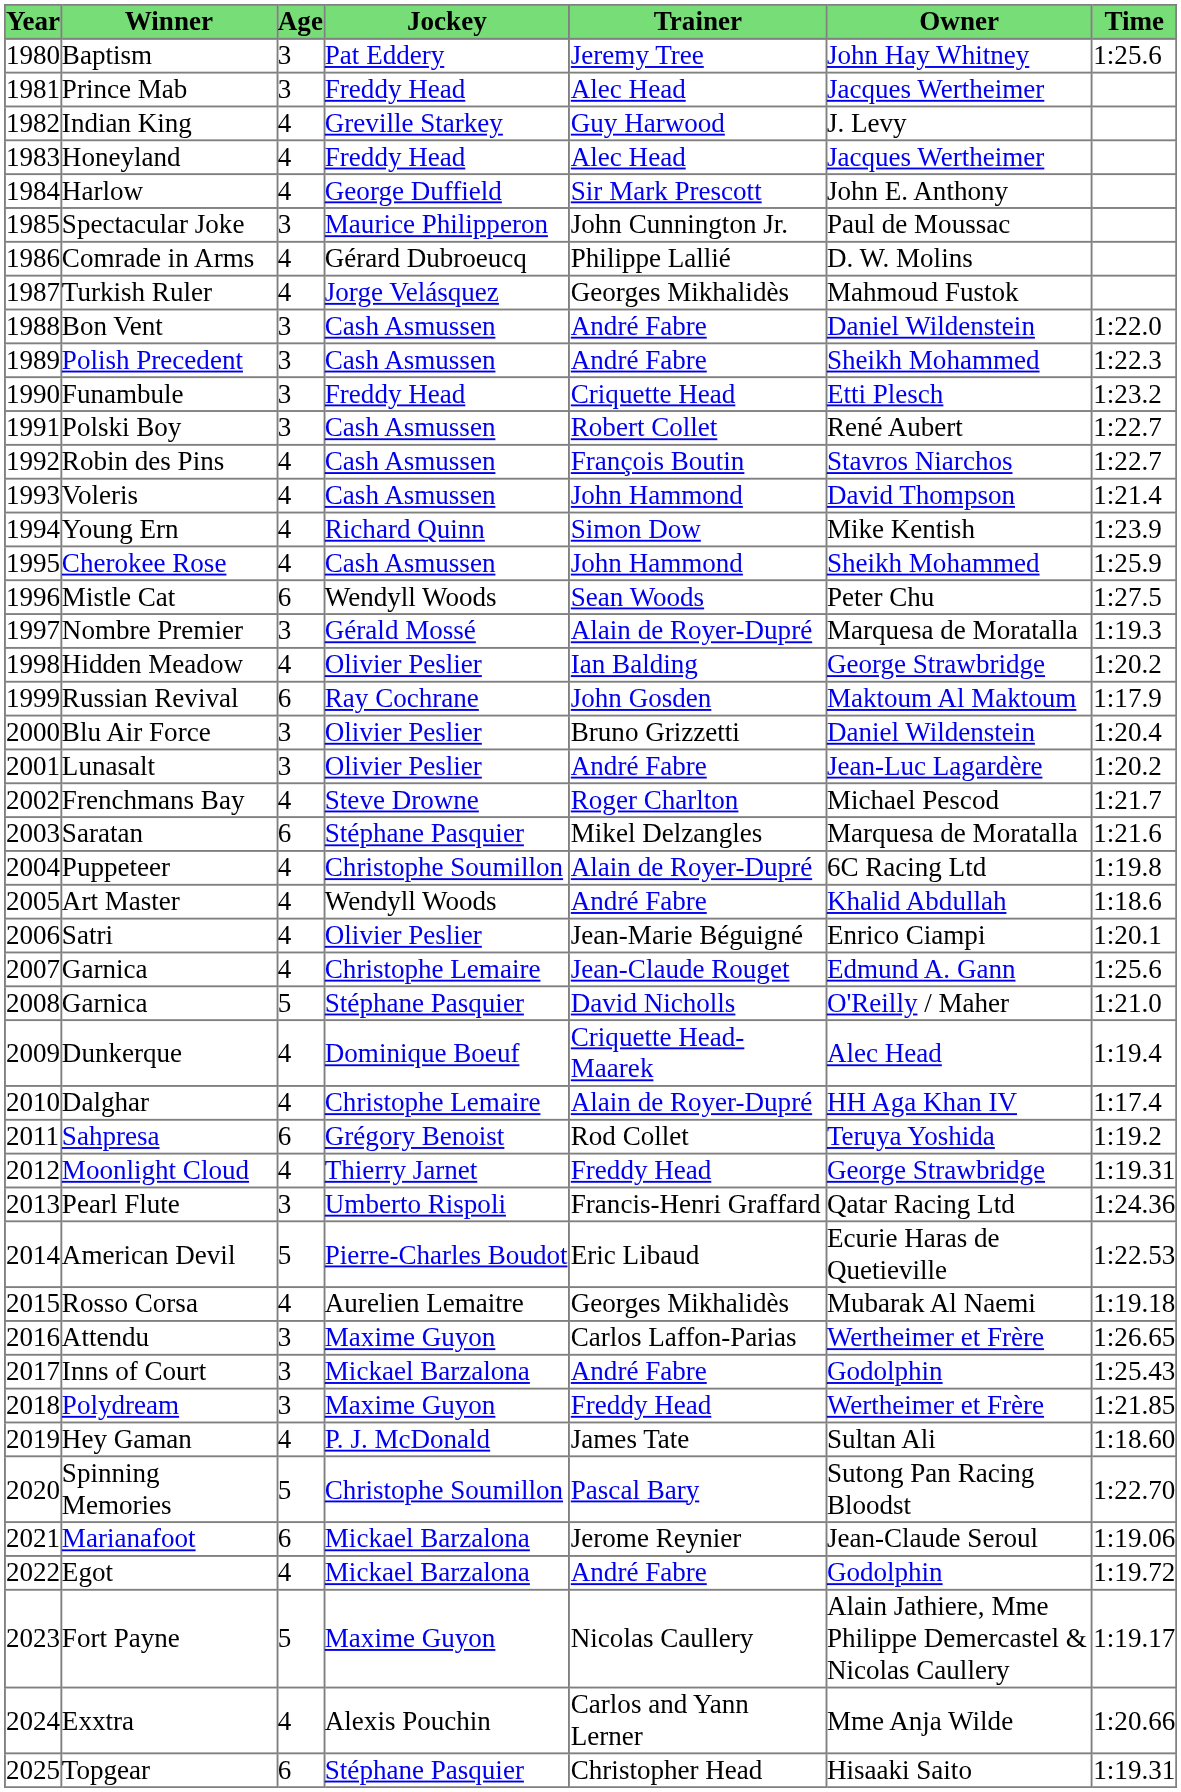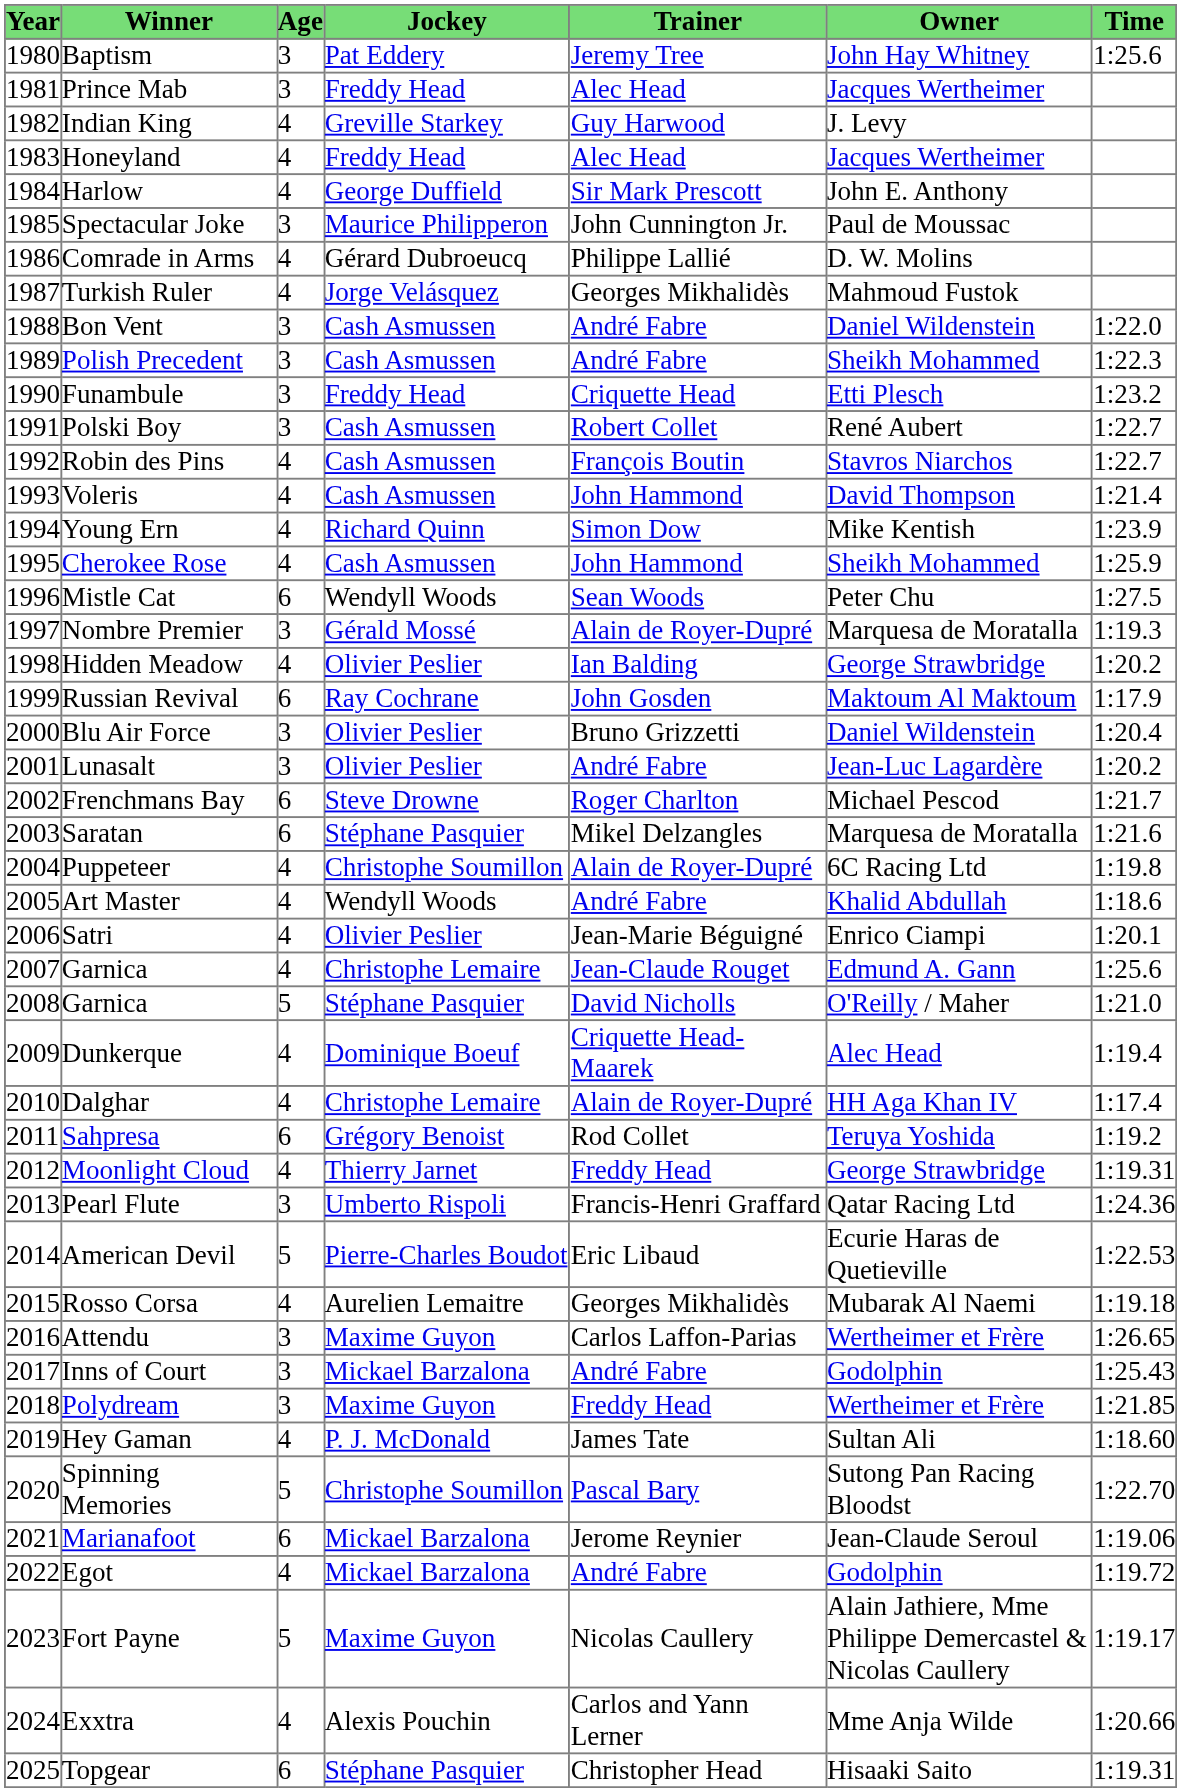(285, 799) 4 -> (285, 799) 6
